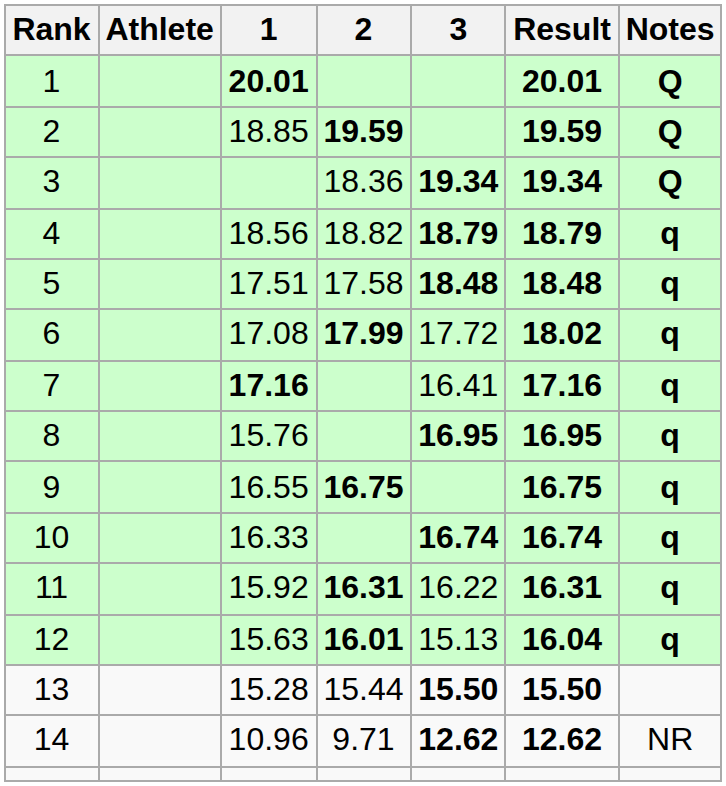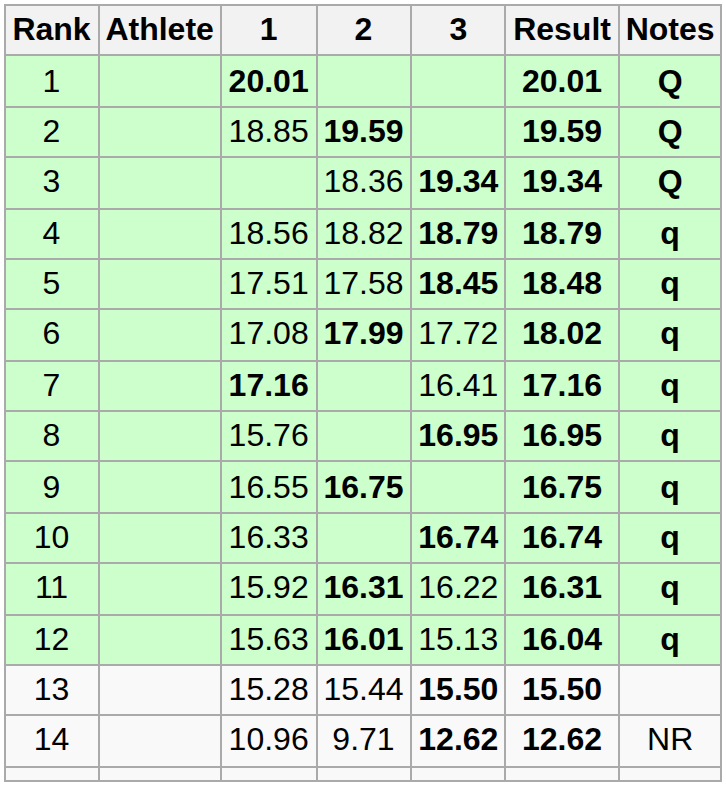(458, 283) 18.48 -> (458, 283) 18.45
